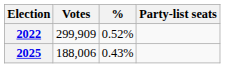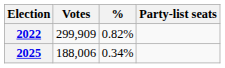(118, 33) 0.52% -> (118, 33) 0.82%
(118, 53) 0.43% -> (118, 53) 0.34%
